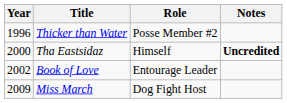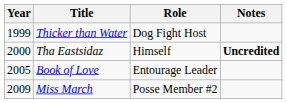(19, 32) 1996 -> (19, 32) 1999
(175, 32) Posse Member #2 -> (170, 32) Dog Fight Host
(19, 70) 2002 -> (19, 70) 2005
(170, 88) Dog Fight Host -> (175, 88) Posse Member #2
